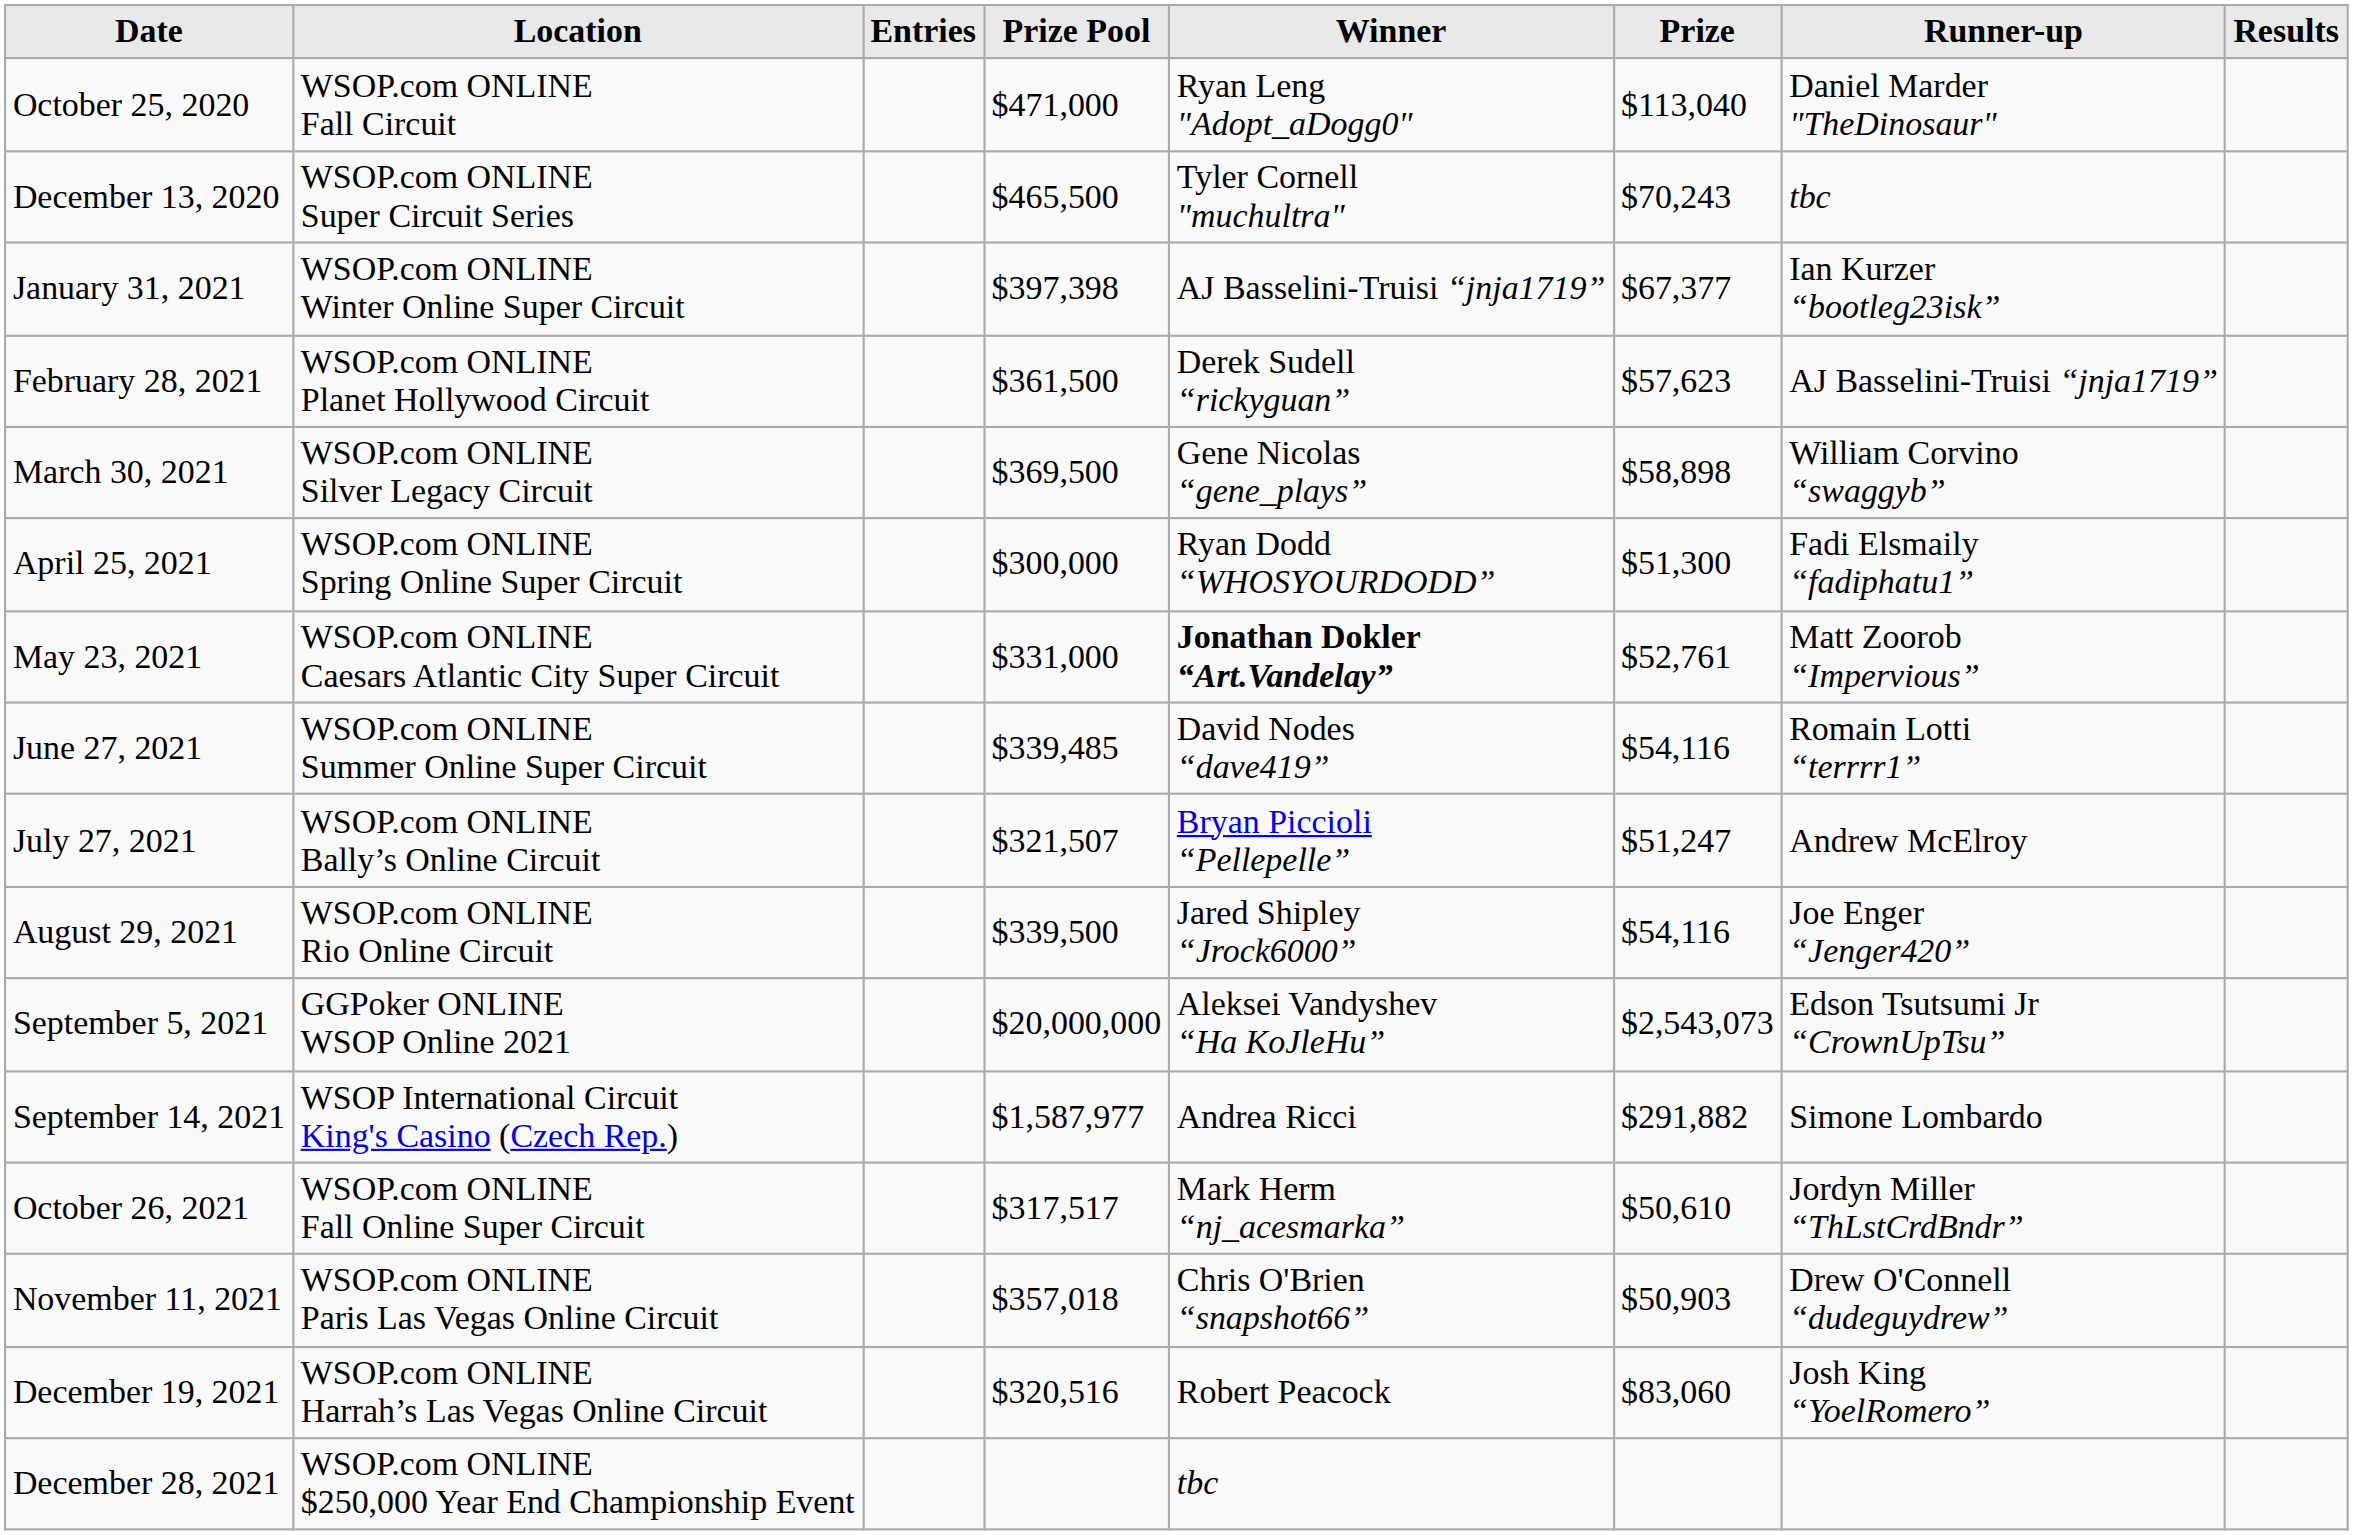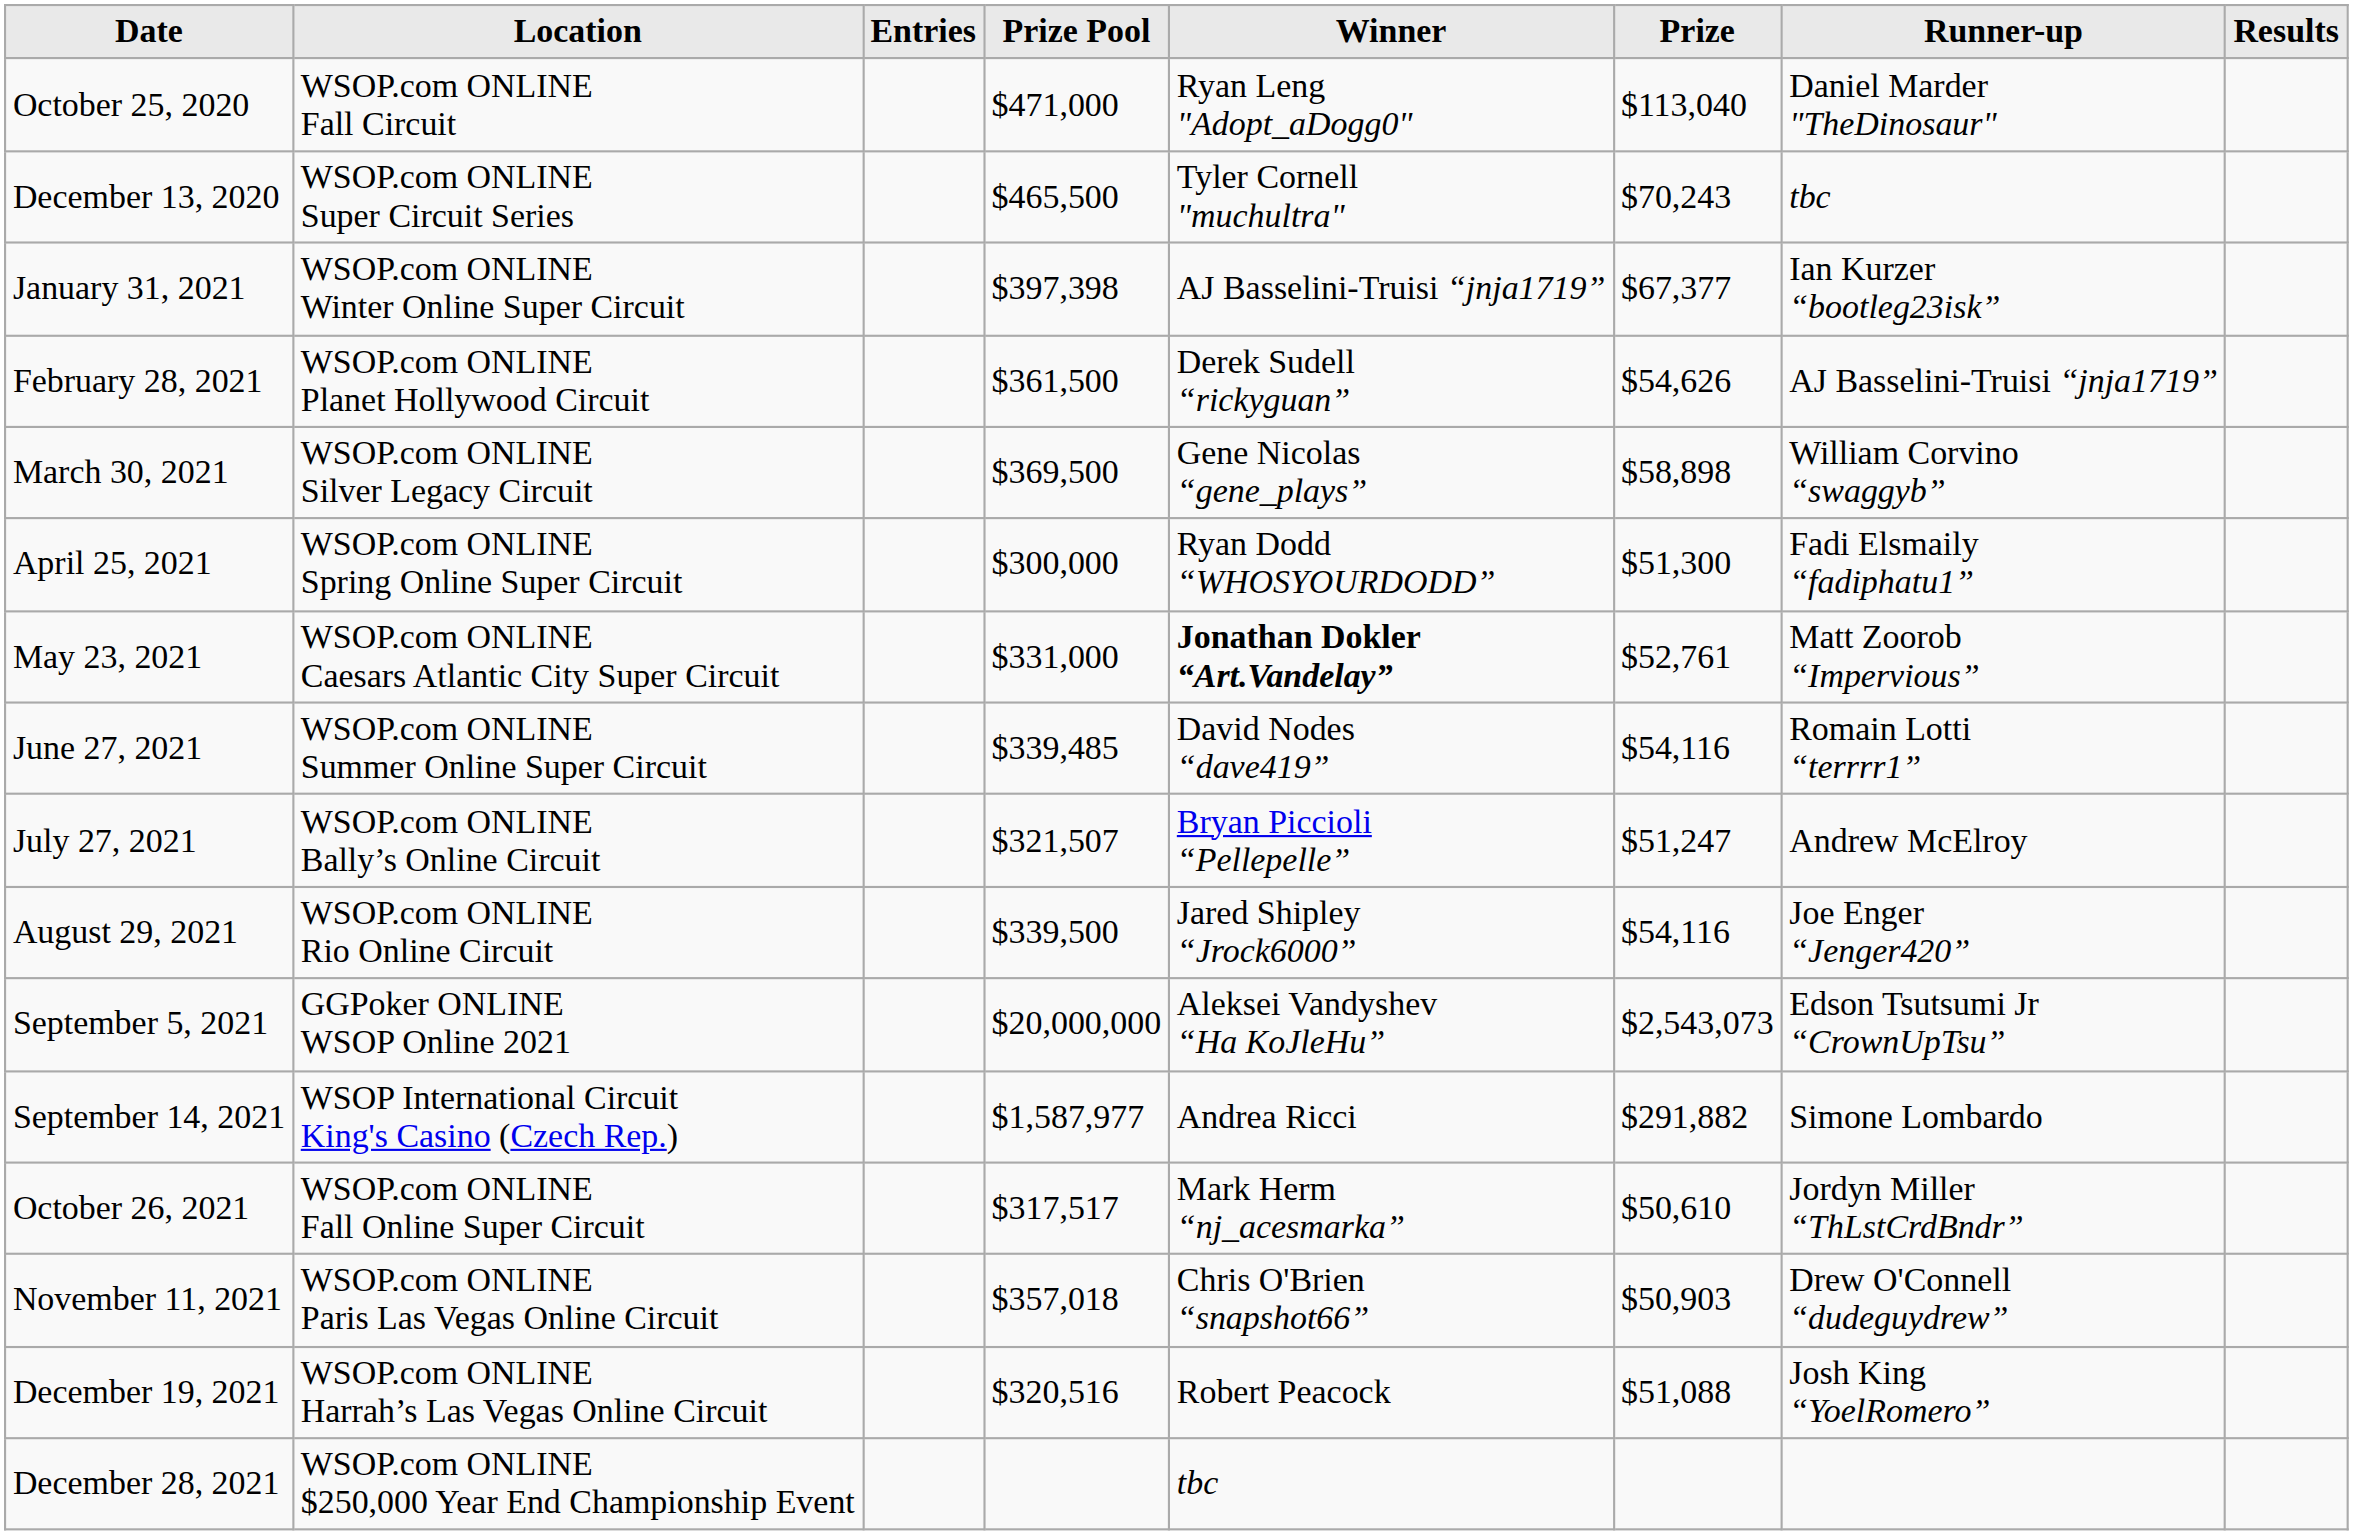(1676, 380) $57,623 -> (1676, 380) $54,626
(1676, 1391) $83,060 -> (1676, 1391) $51,088
